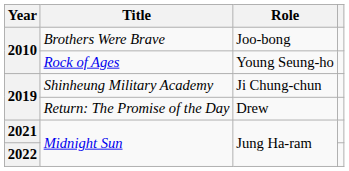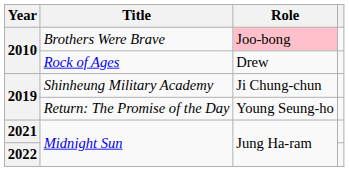(263, 39) no background -> (263, 39) pink background
(285, 62) Young Seung-ho -> (252, 62) Drew
(252, 108) Drew -> (285, 108) Young Seung-ho
